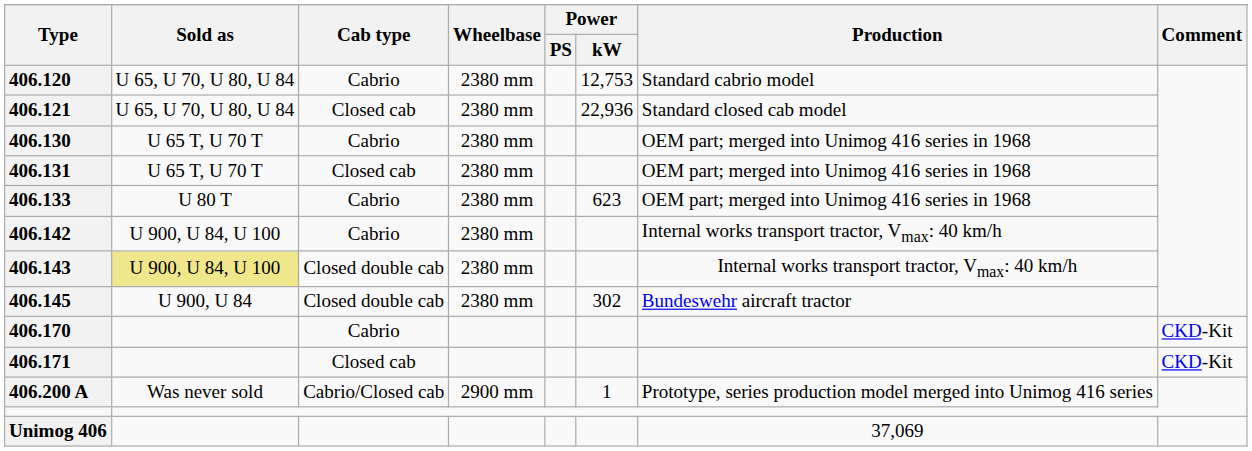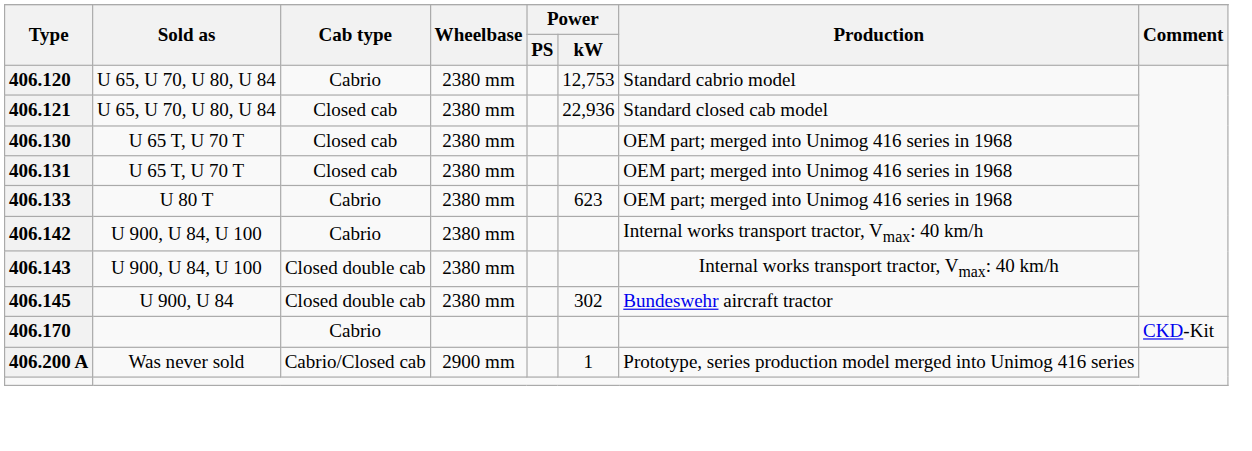(374, 140) Cabrio -> (355, 140) Closed cab
(205, 268) khaki background -> (186, 268) no background
- row: (40, 361)
- row: (58, 430)
